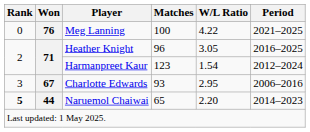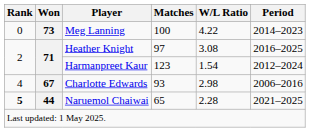(49, 30) 76 -> (49, 30) 73
(278, 30) 2021–2025 -> (278, 30) 2014–2023
(159, 48) 96 -> (159, 48) 97
(208, 48) 3.05 -> (208, 48) 3.08
(20, 83) 3 -> (20, 83) 4
(208, 83) 2.95 -> (208, 83) 2.98
(208, 100) 2.20 -> (208, 100) 2.28
(278, 100) 2014–2023 -> (278, 100) 2021–2025
